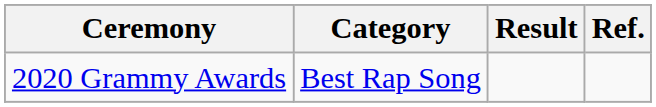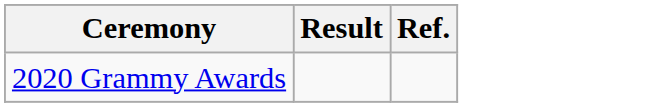- column: (391, 28)
